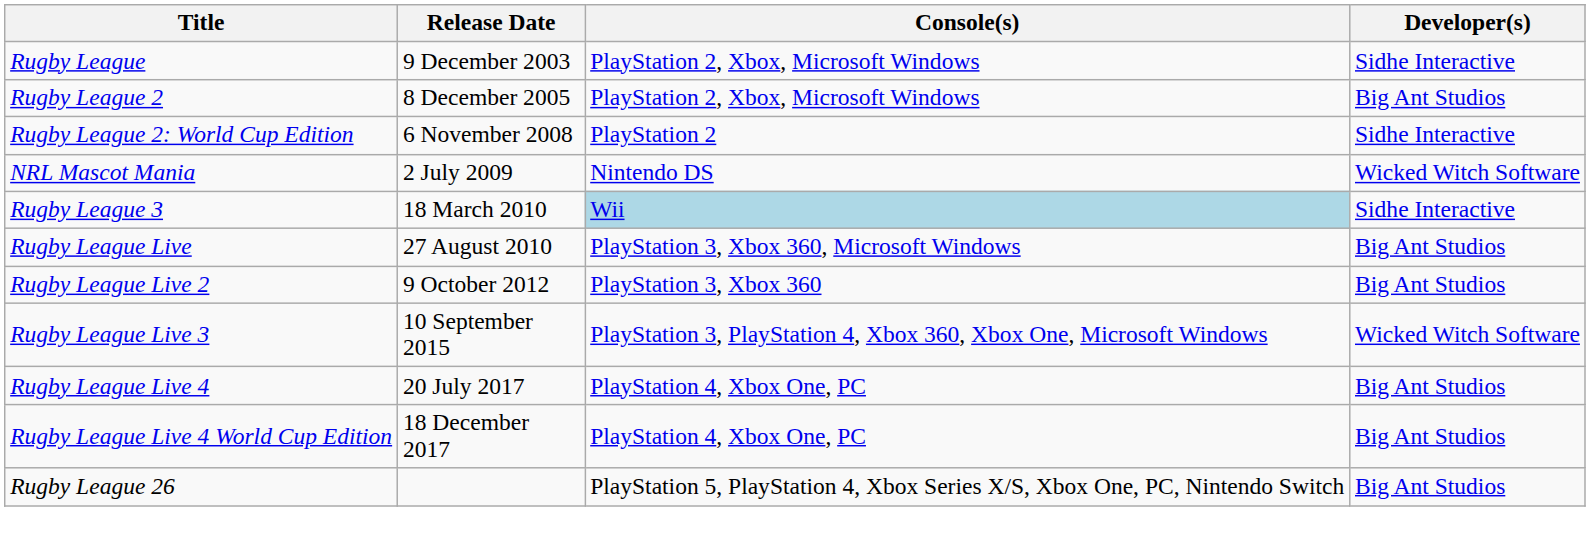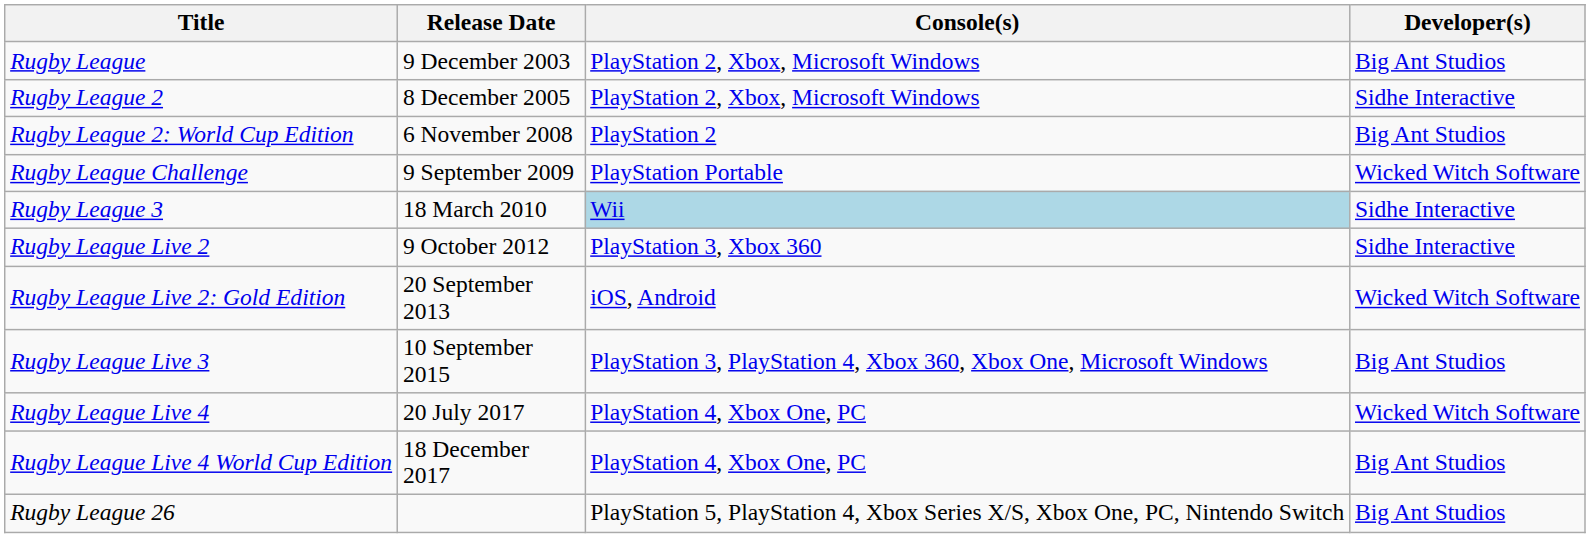(1435, 60) Sidhe Interactive -> (1430, 60) Big Ant Studios
(1430, 97) Big Ant Studios -> (1435, 97) Sidhe Interactive
(1435, 135) Sidhe Interactive -> (1430, 135) Big Ant Studios
- row: (103, 172)
+ row: (129, 172)
- row: (101, 246)
(1430, 284) Big Ant Studios -> (1435, 246) Sidhe Interactive
+ row: (178, 297)
(1467, 334) Wicked Witch Software -> (1430, 361) Big Ant Studios
(1430, 385) Big Ant Studios -> (1467, 411) Wicked Witch Software
